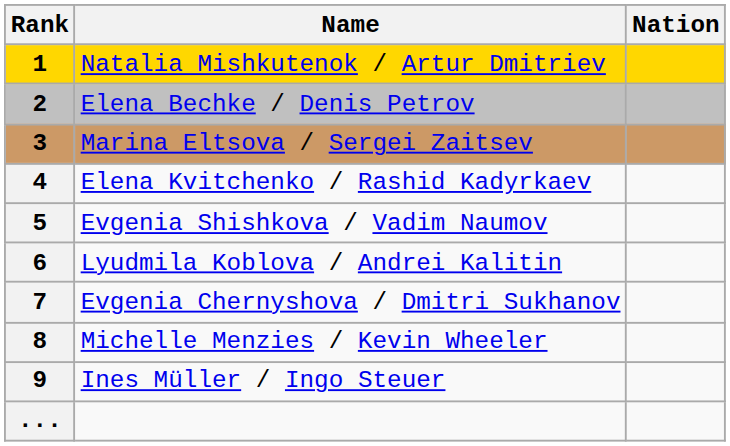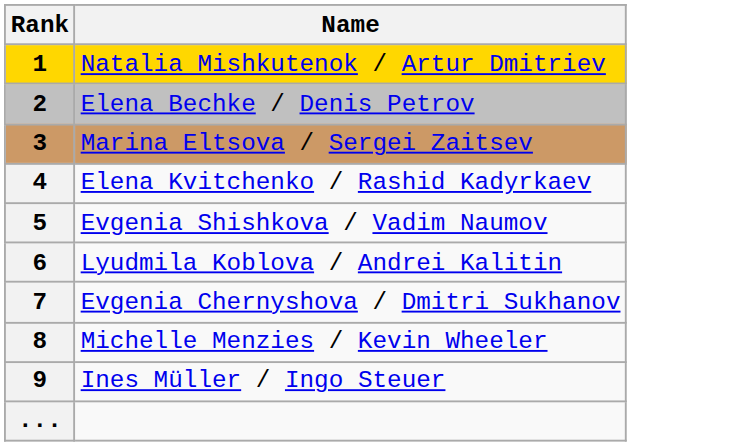- column: (676, 25)
